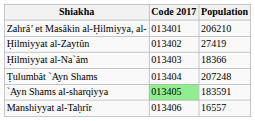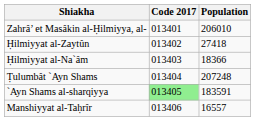(216, 28) 206210 -> (216, 28) 206010
(214, 44) 27419 -> (214, 44) 27418
